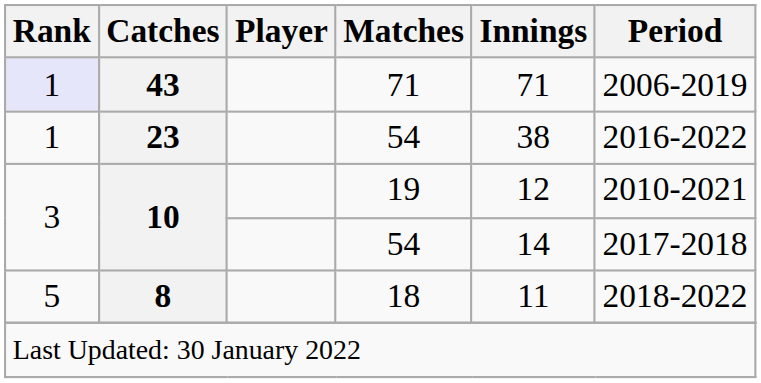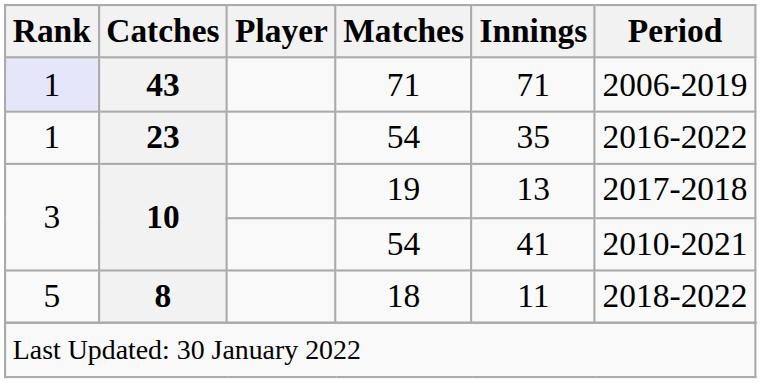(533, 137) 38 -> (533, 137) 35
(533, 190) 12 -> (533, 190) 13
(675, 190) 2010-2021 -> (675, 190) 2017-2018
(533, 243) 14 -> (533, 243) 41
(675, 243) 2017-2018 -> (675, 243) 2010-2021
